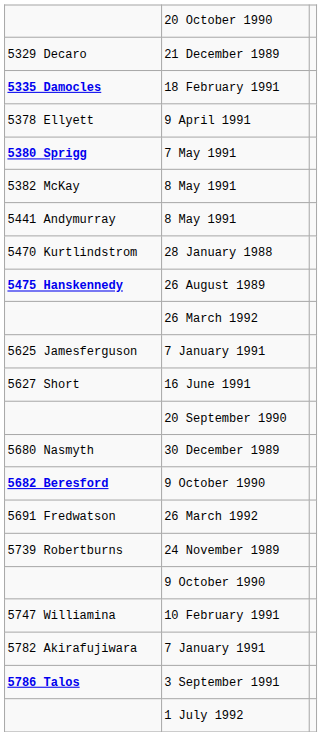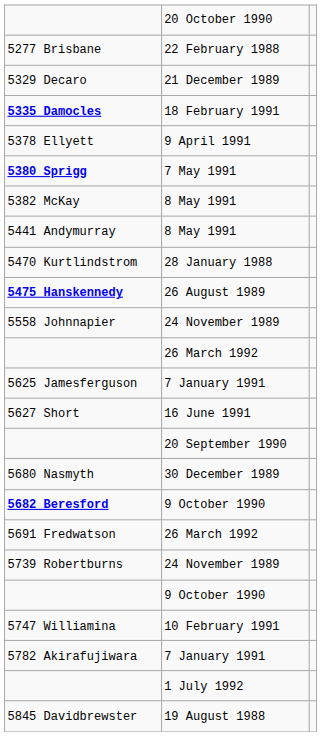+ row: (54, 50)
+ row: (62, 323)
- row: (44, 682)
+ row: (72, 716)
